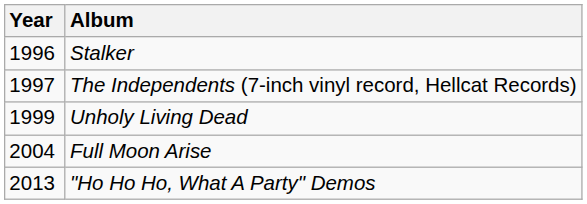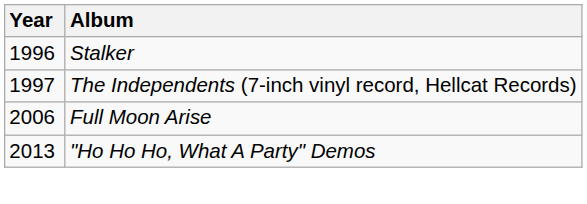- row: (159, 118)
(32, 150) 2004 -> (32, 118) 2006
